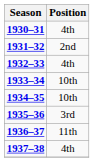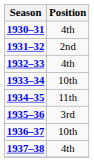(68, 98) 10th -> (68, 98) 11th
(68, 132) 11th -> (68, 132) 10th
